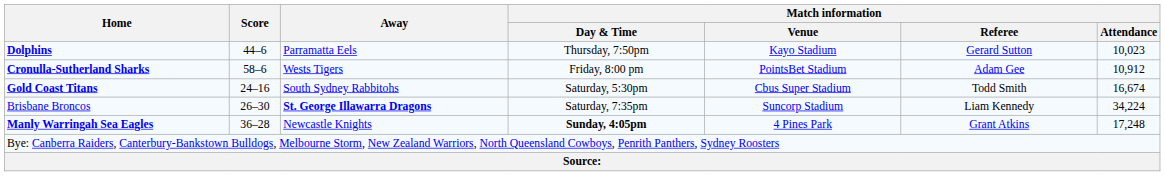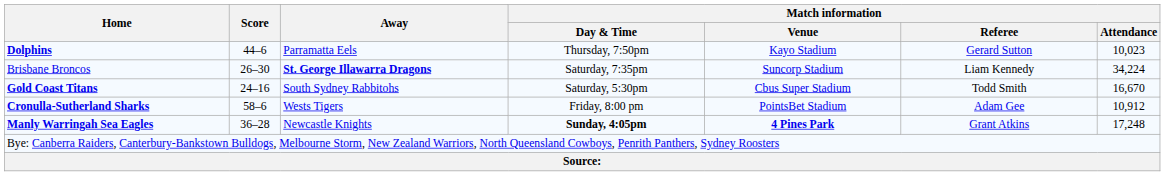rows swapped: (78, 69) <-> (49, 106)
(1129, 87) 16,674 -> (1129, 87) 16,670
(803, 124) normal -> (803, 124) bold
